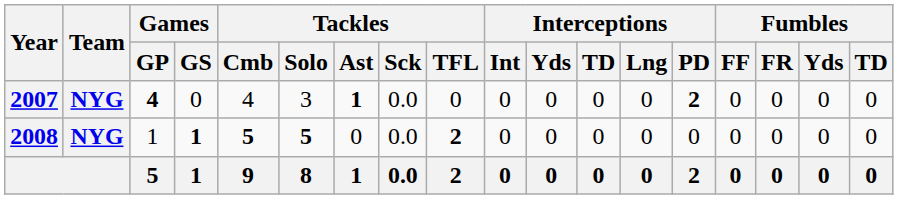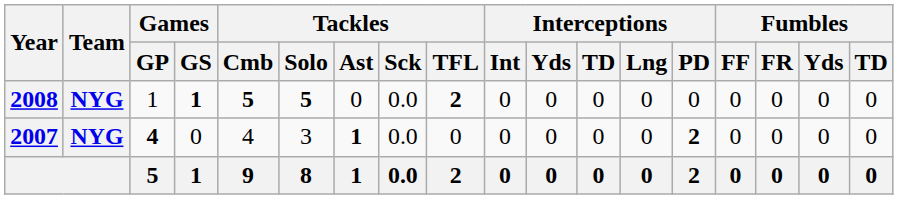rows swapped: (34, 99) <-> (34, 136)
